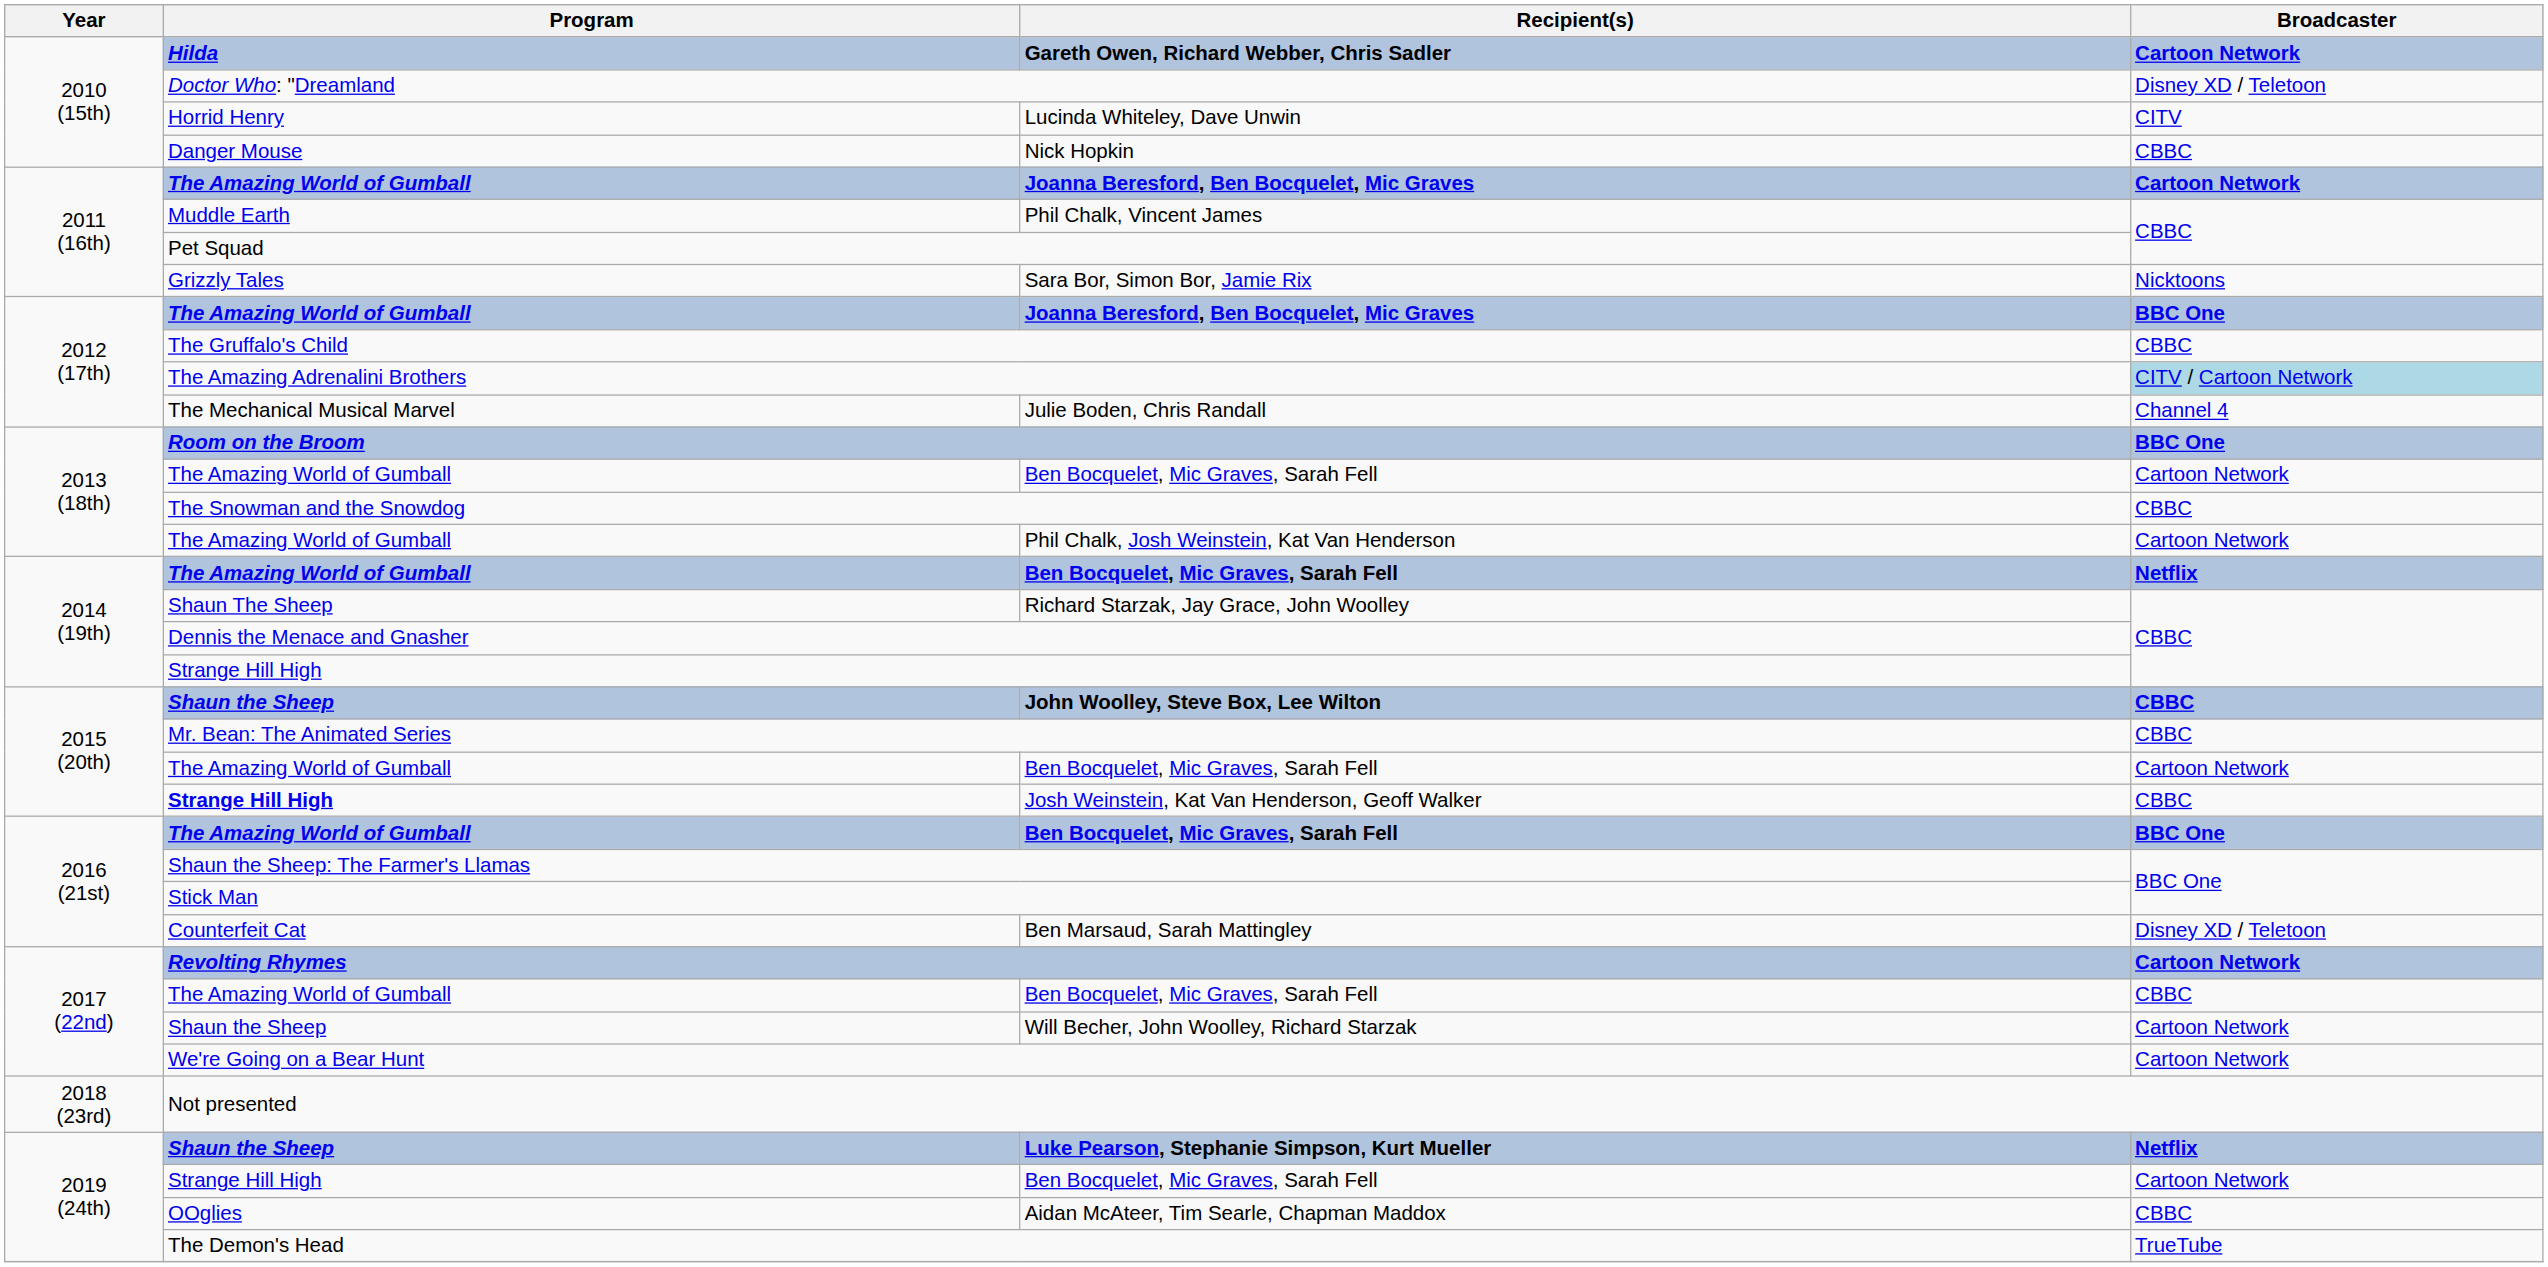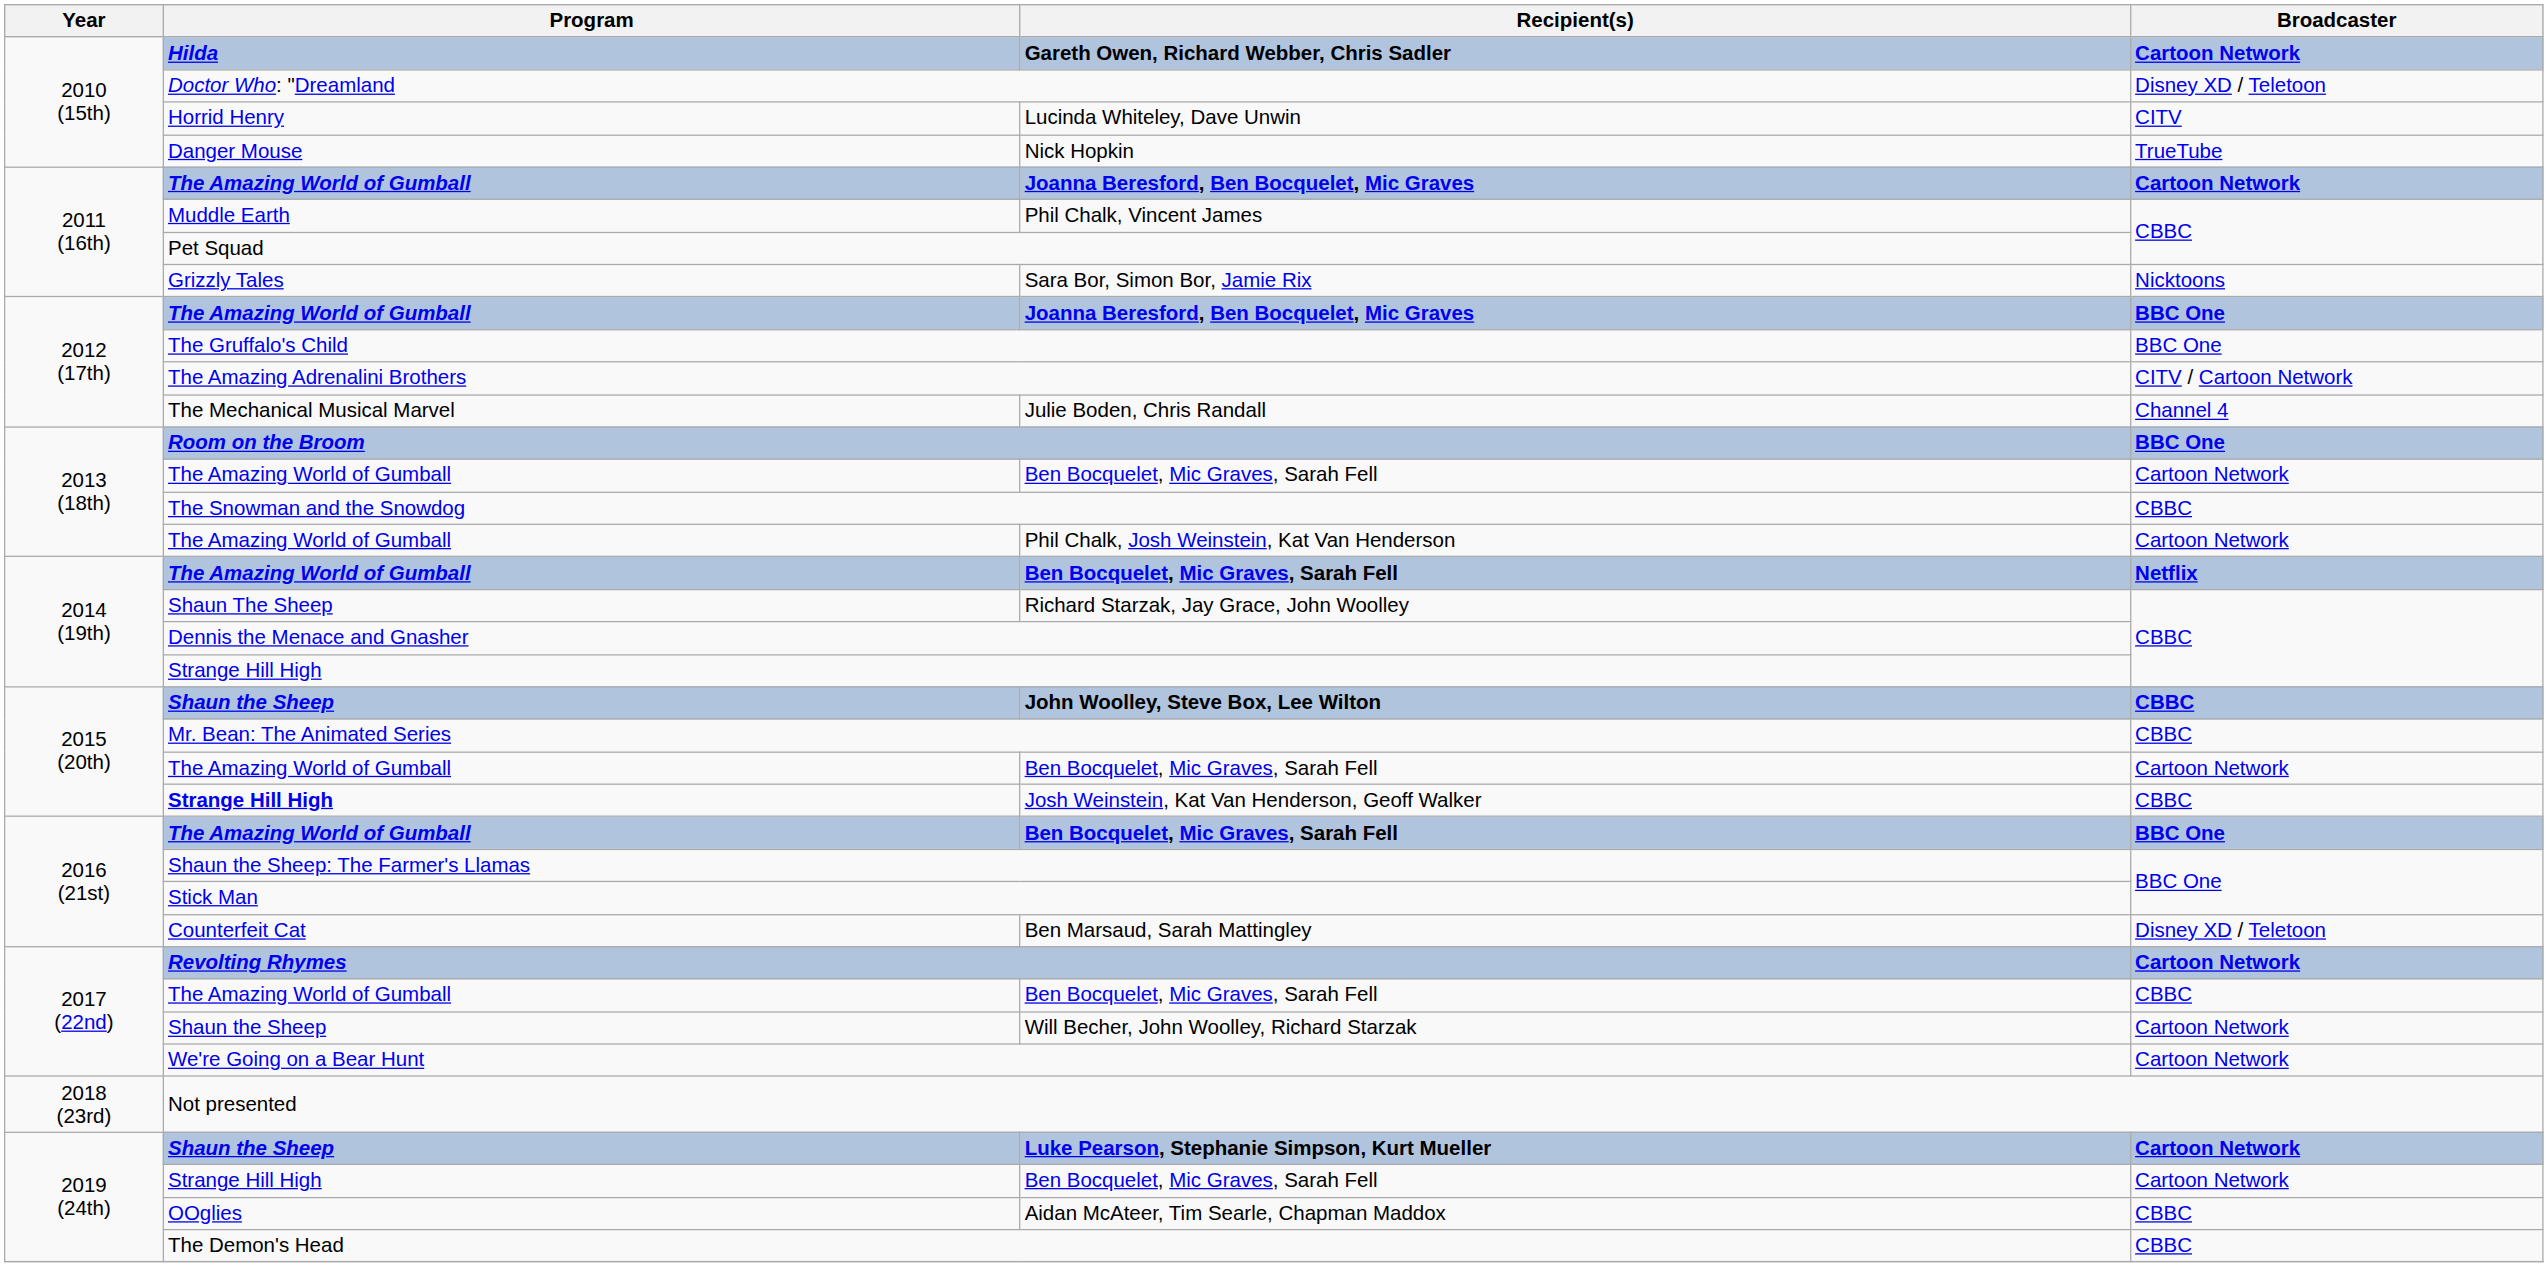(2164, 150) CBBC -> (2179, 150) TrueTube
(2164, 345) CBBC -> (2178, 345) BBC One
(2244, 378) lightblue background -> (2244, 378) no background
(2166, 1148) Netflix -> (2218, 1148) Cartoon Network
(2179, 1245) TrueTube -> (2164, 1245) CBBC
